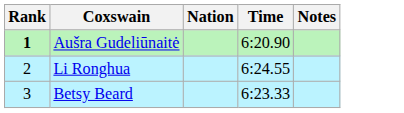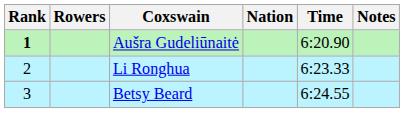+ column: (79, 17)
(266, 68) 6:24.55 -> (325, 68) 6:23.33
(266, 94) 6:23.33 -> (325, 94) 6:24.55
